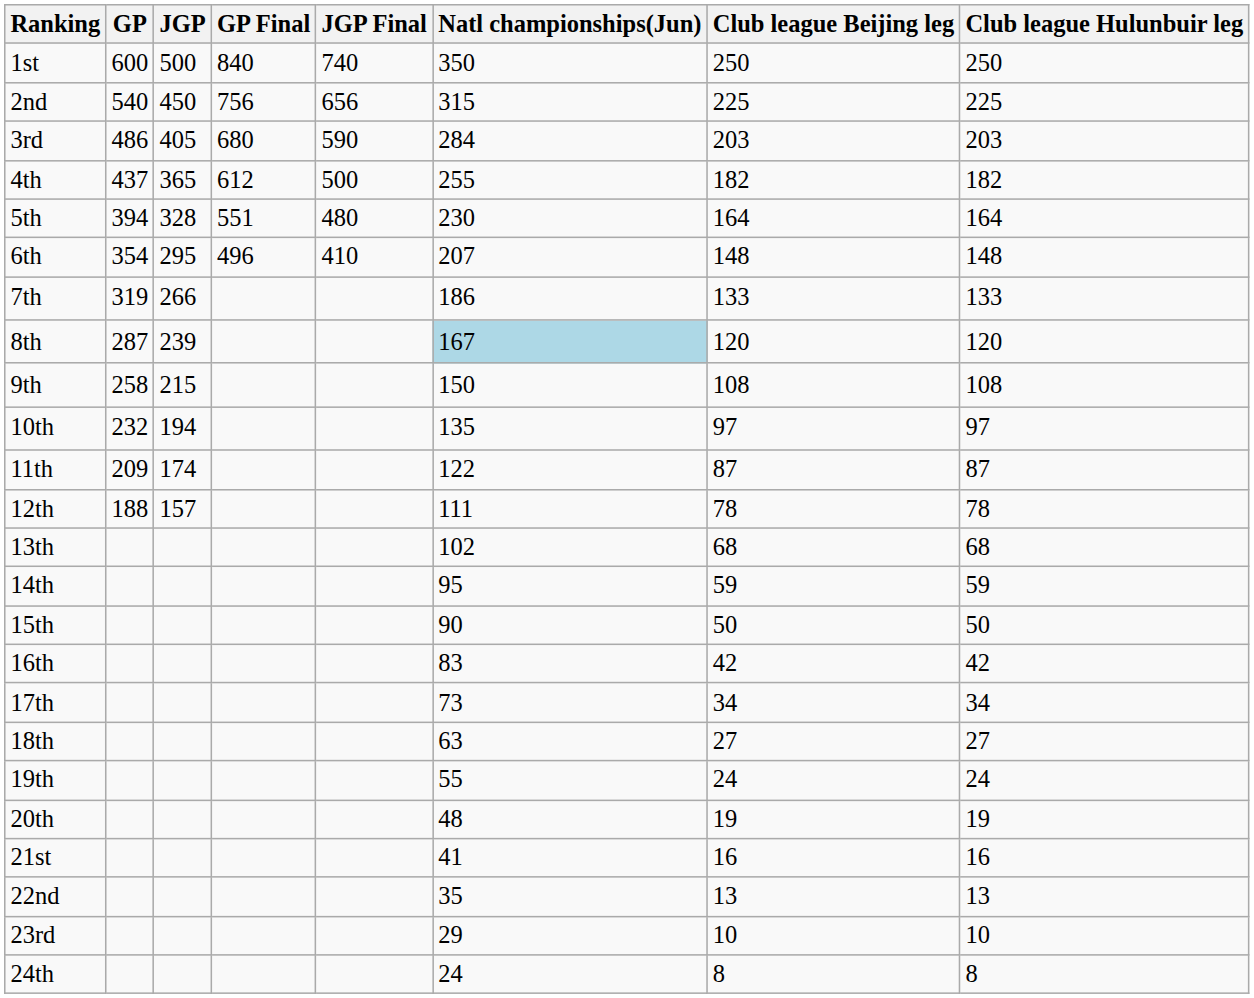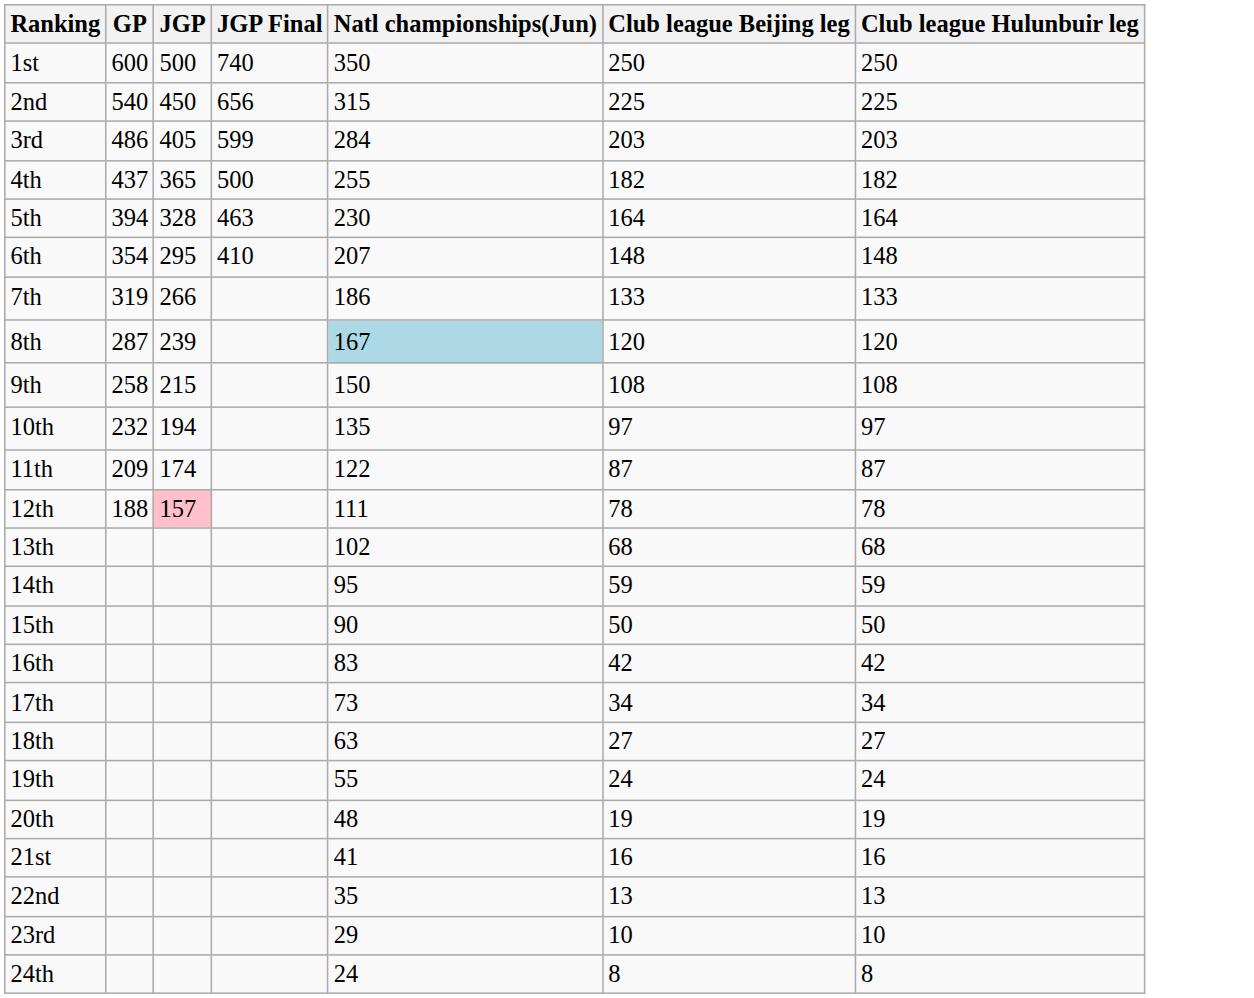- column: (264, 23)
(340, 140) 590 -> (235, 140) 599
(340, 218) 480 -> (235, 218) 463
(178, 508) no background -> (178, 508) pink background
